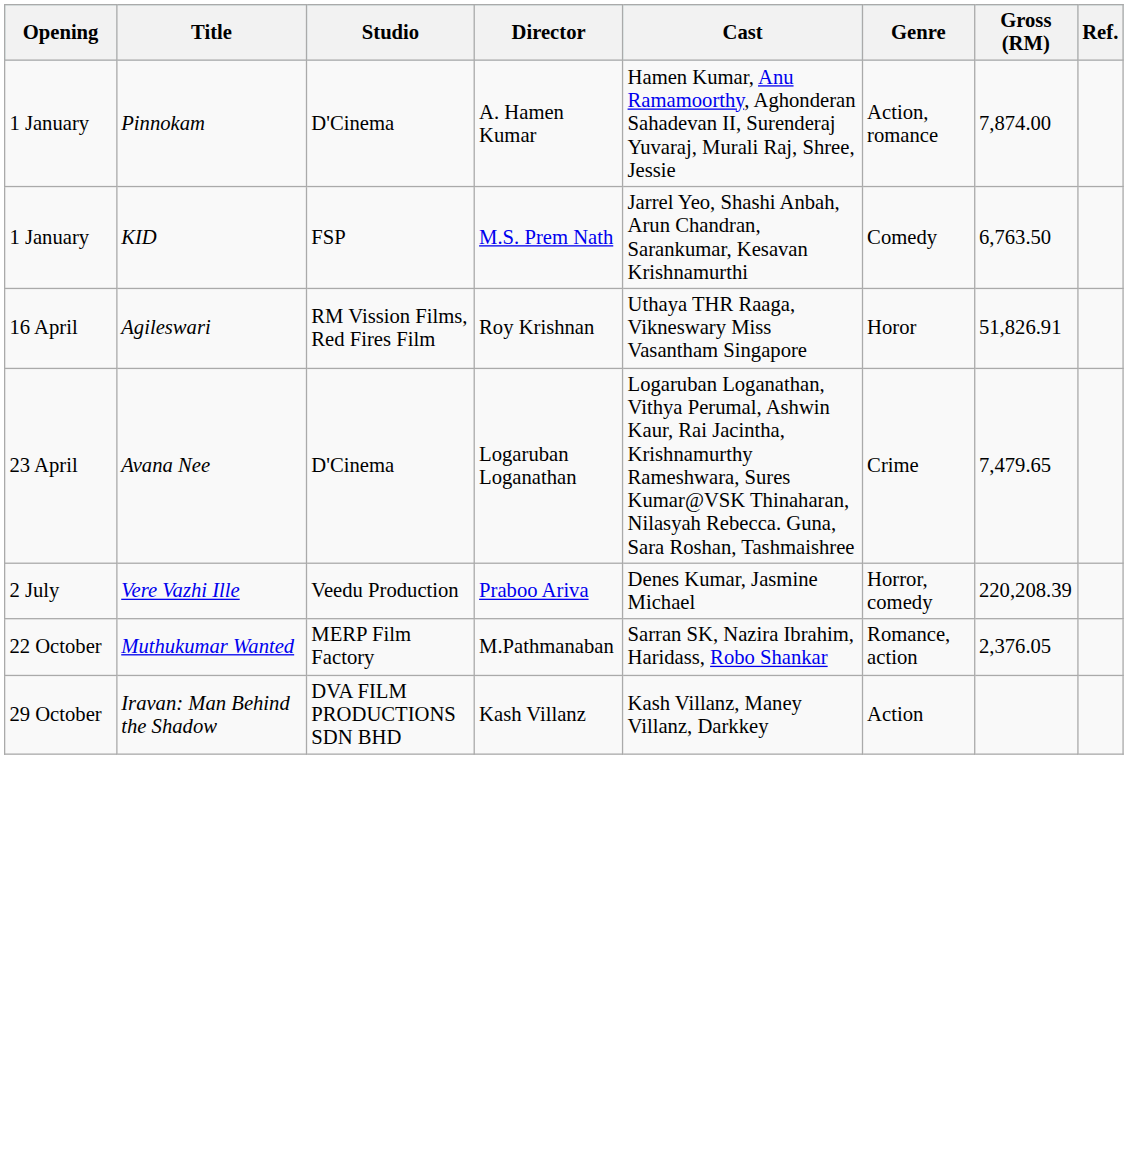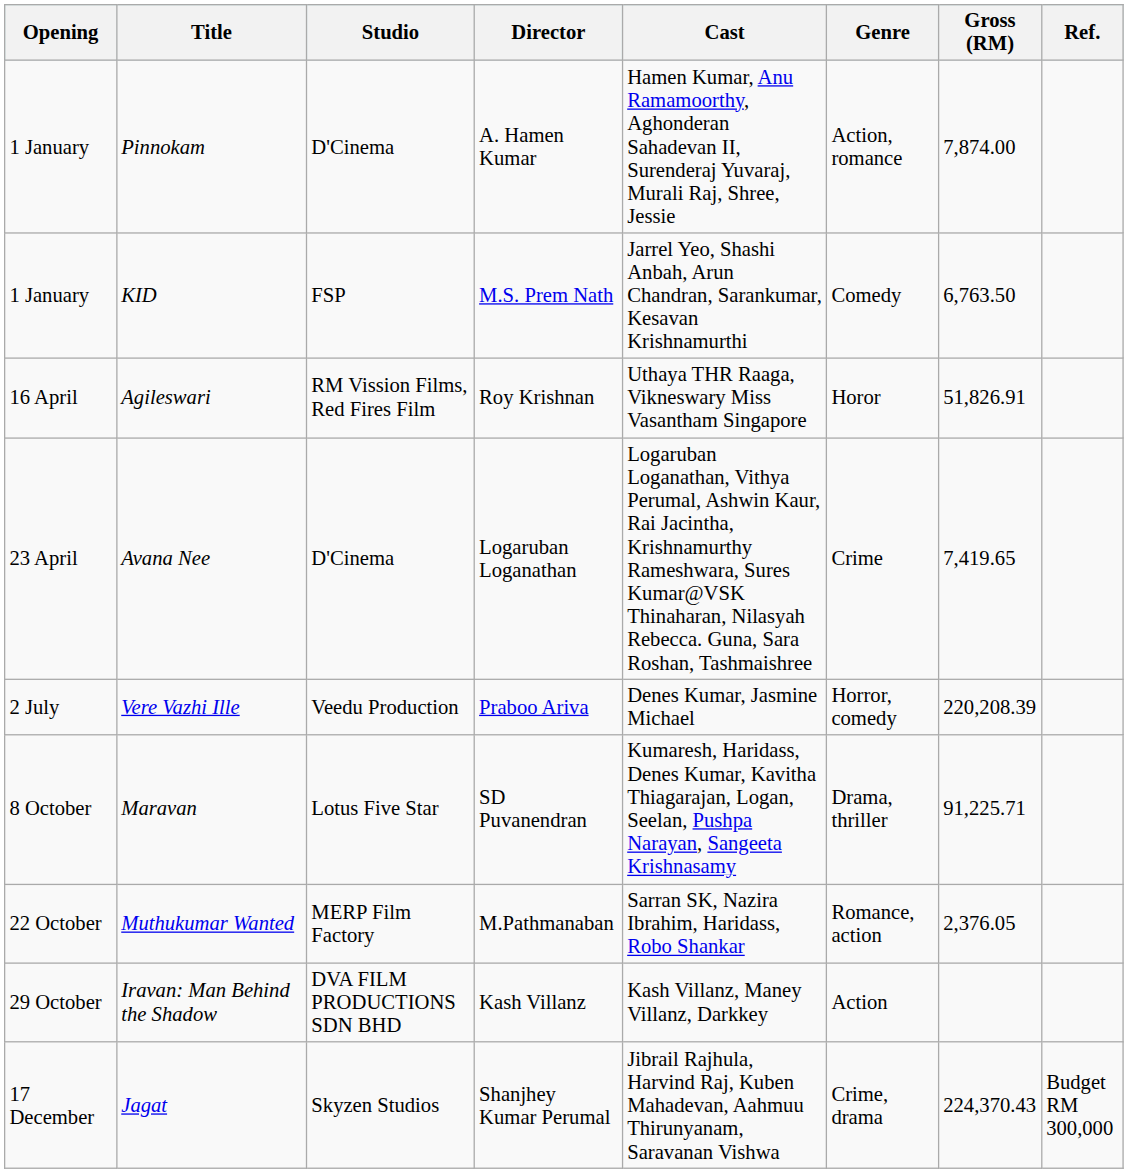(1015, 465) 7,479.65 -> (979, 558) 7,419.65
+ row: (159, 809)
+ row: (144, 1104)
